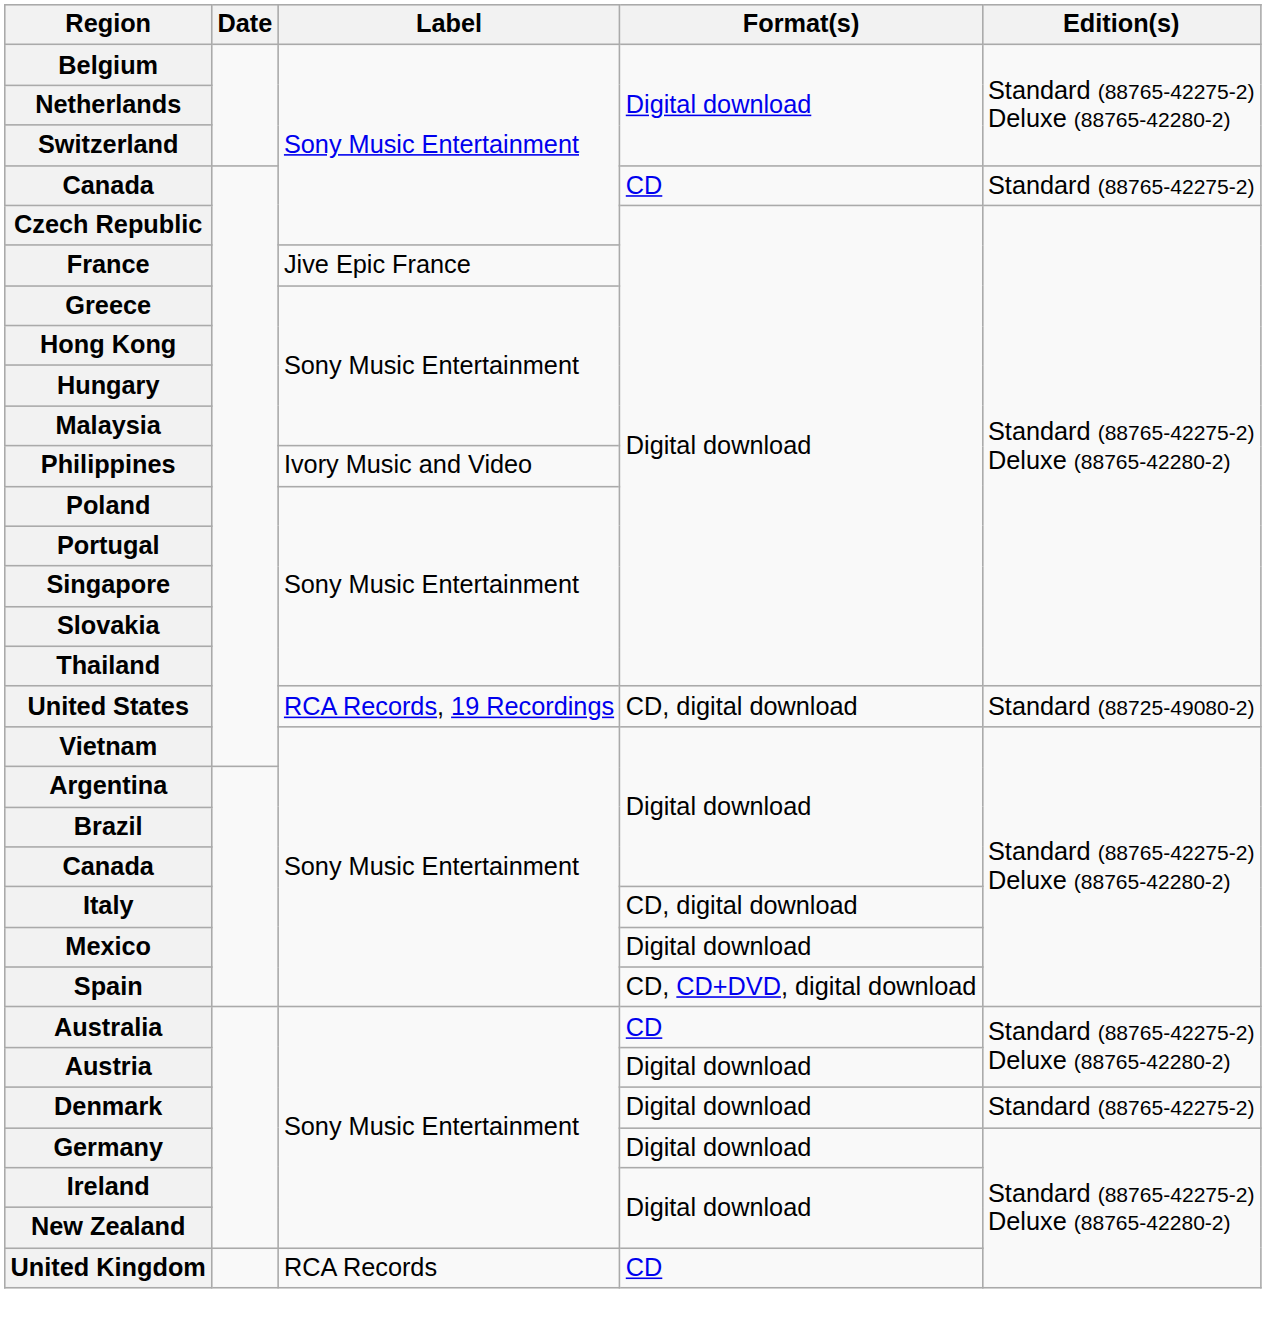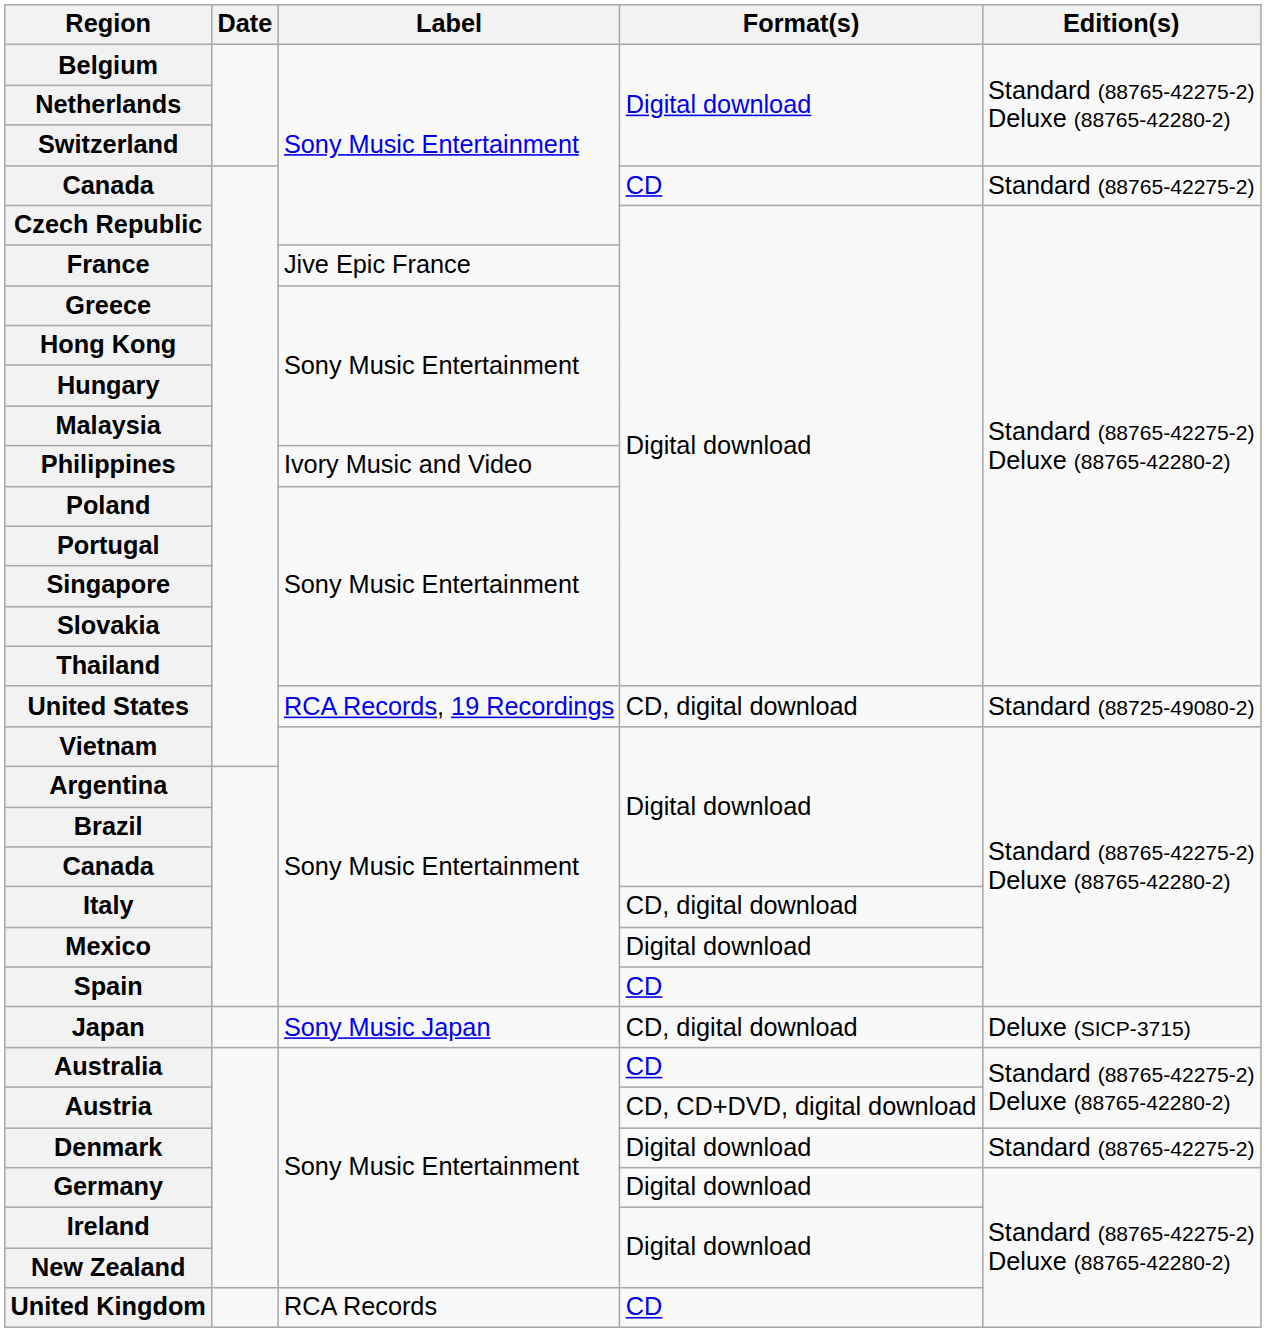(801, 986) CD, CD+DVD, digital download -> (644, 986) CD
+ row: (108, 1026)
(719, 1066) Digital download -> (801, 1107) CD, CD+DVD, digital download
